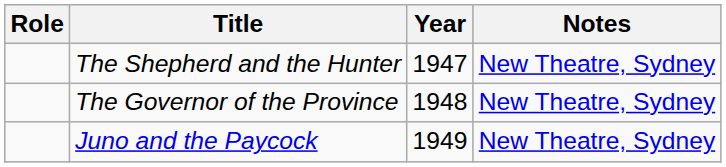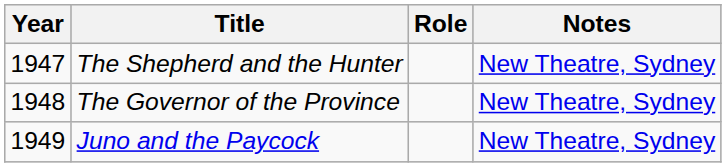columns swapped: (440, 24) <-> (37, 24)
